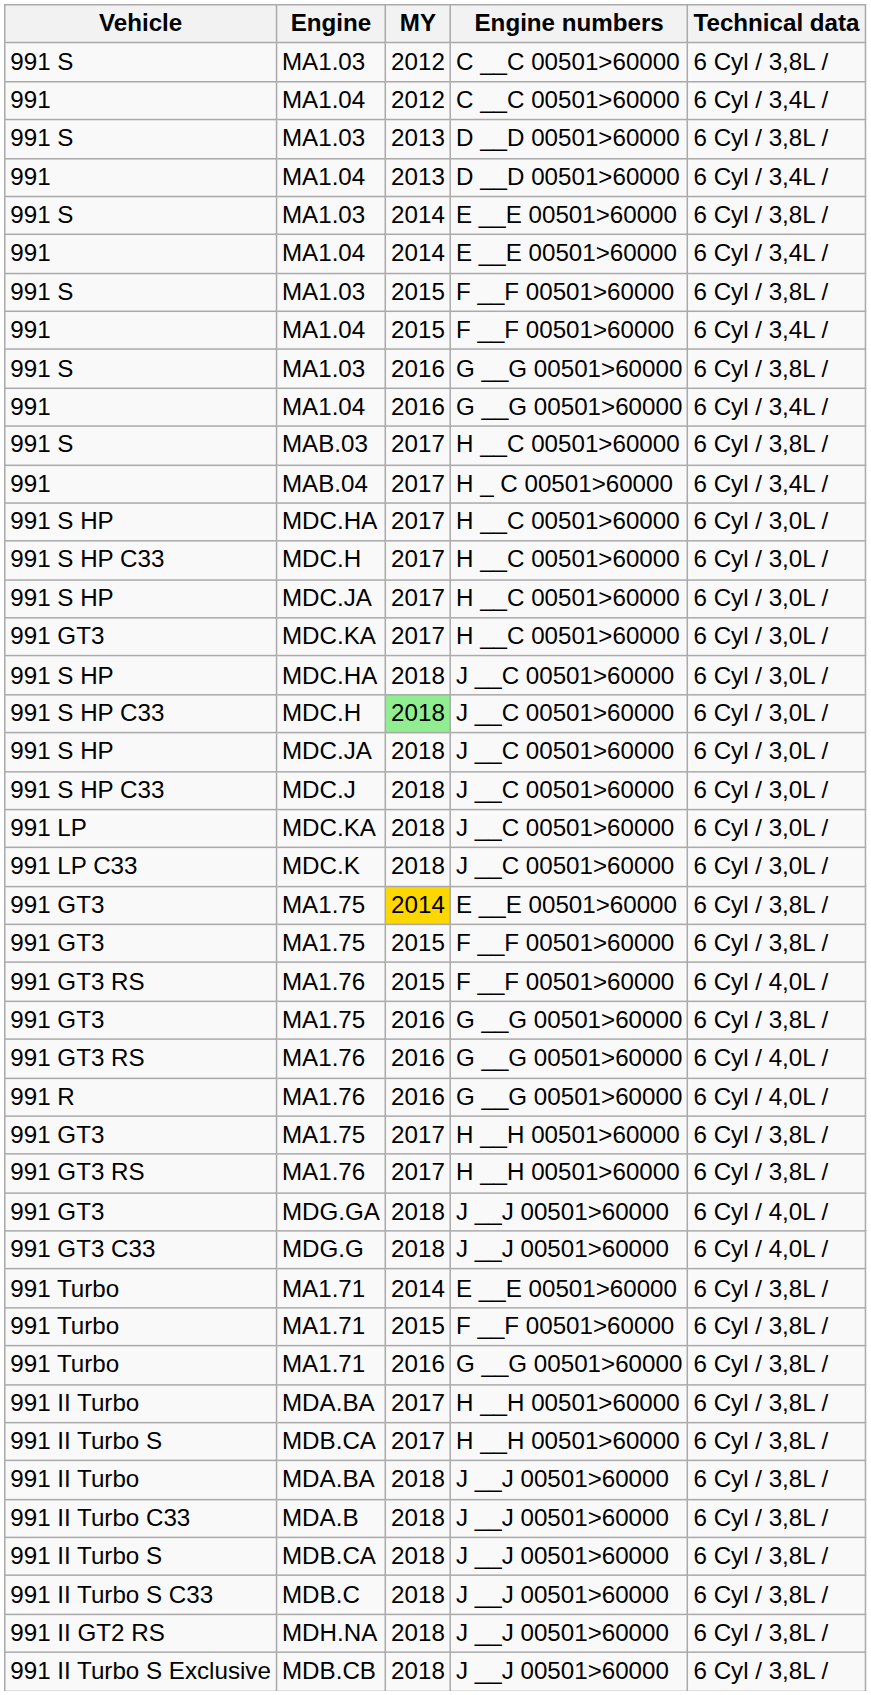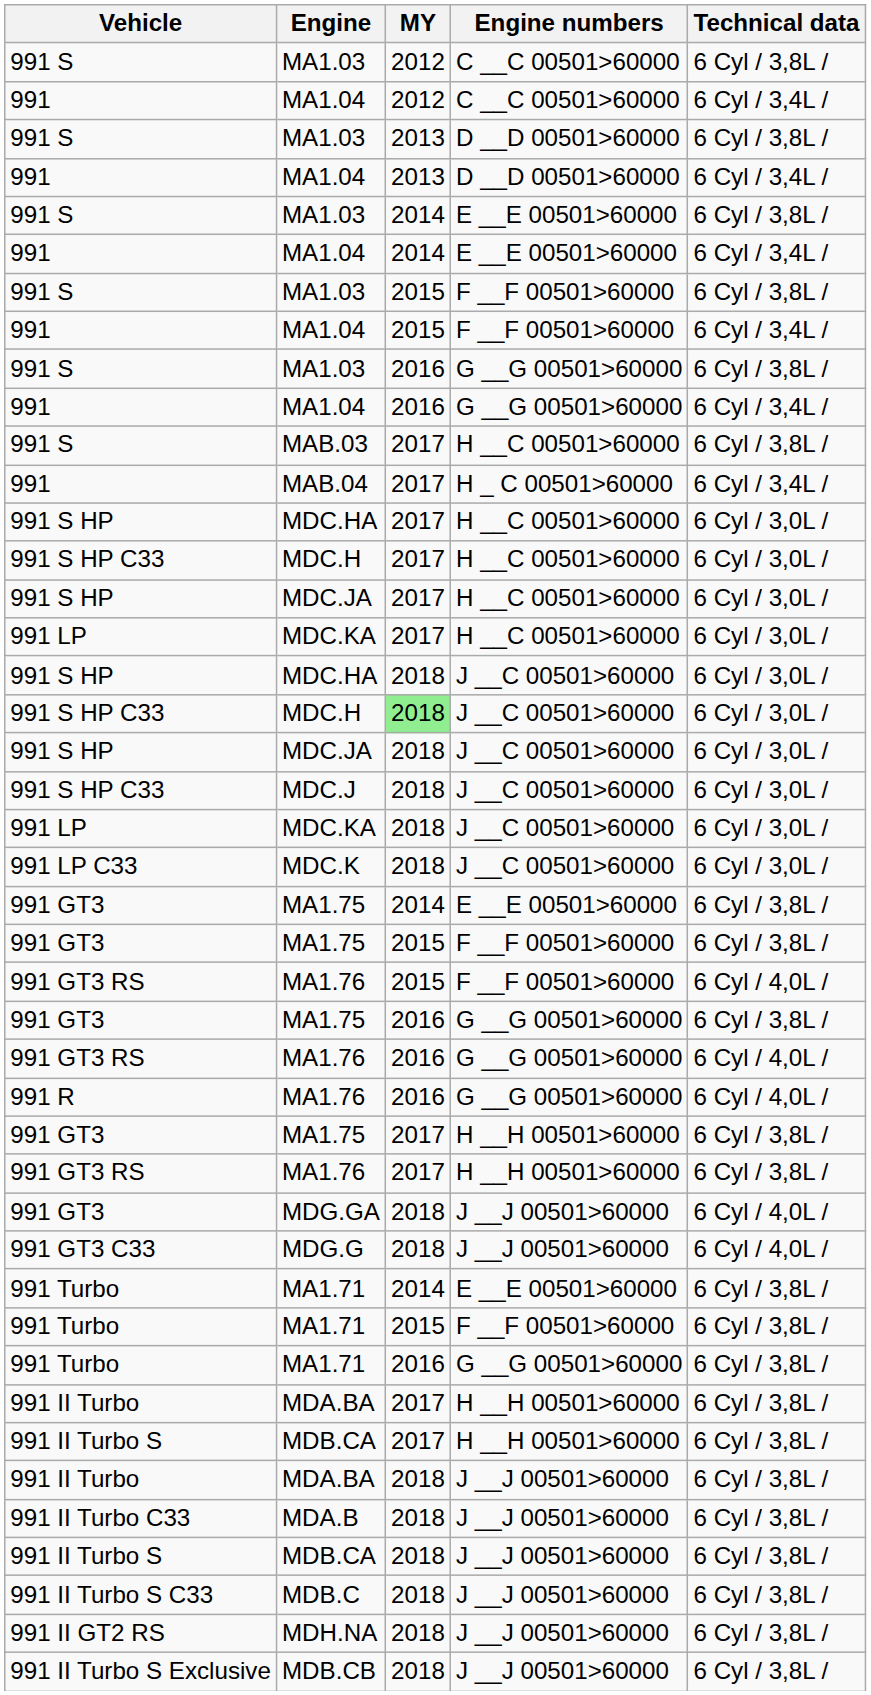(57, 636) 991 GT3 -> (49, 636) 991 LP
(418, 904) gold background -> (418, 904) no background
